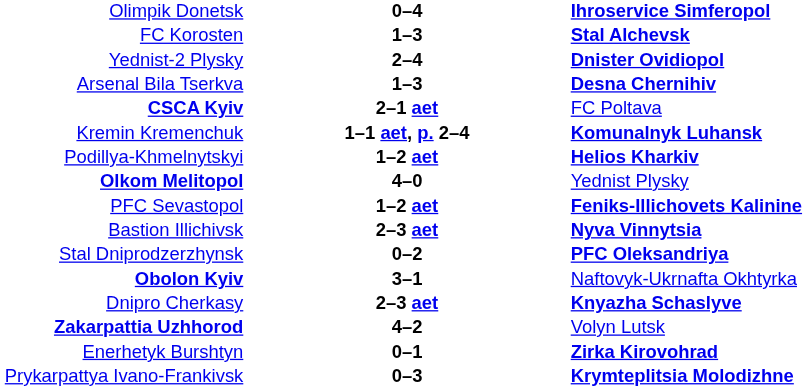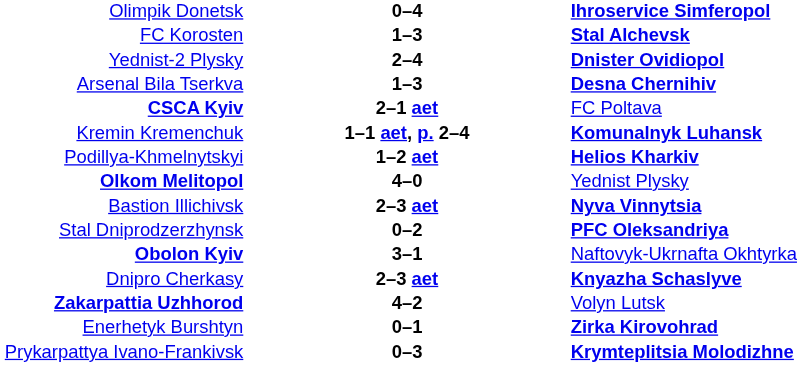- row: (177, 205)
